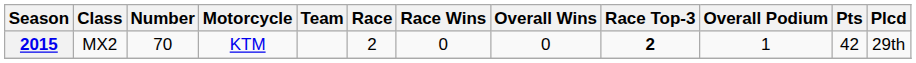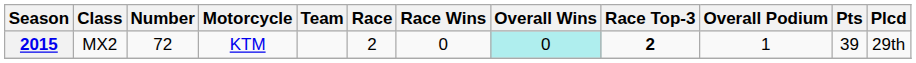(163, 44) 70 -> (163, 44) 72
(546, 44) no background -> (546, 44) paleturquoise background
(849, 44) 42 -> (849, 44) 39
